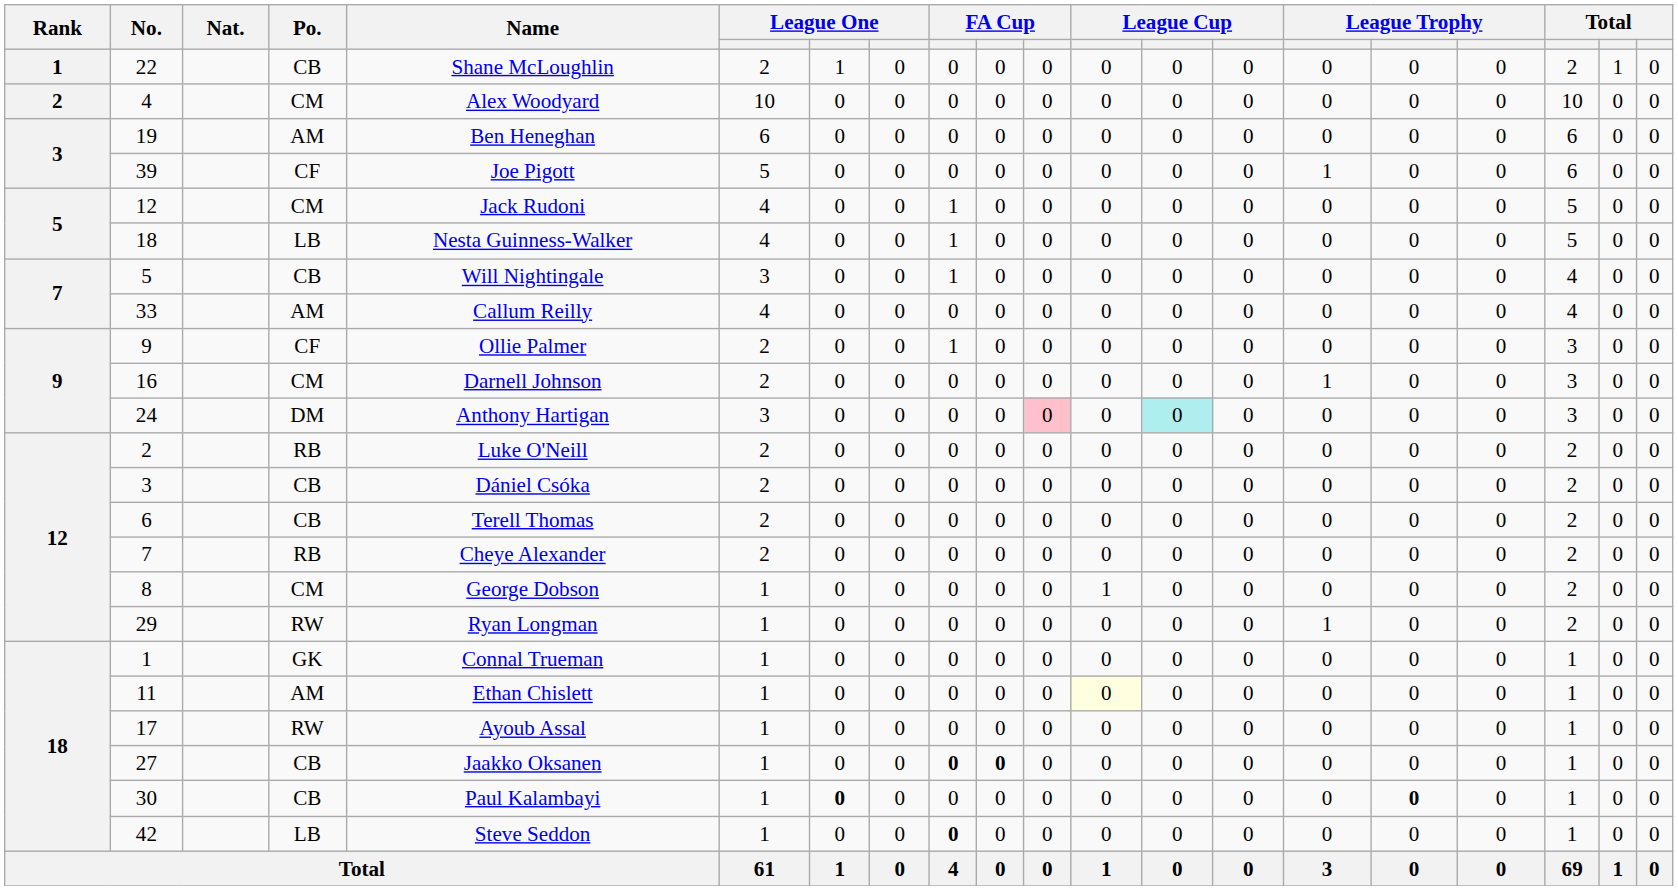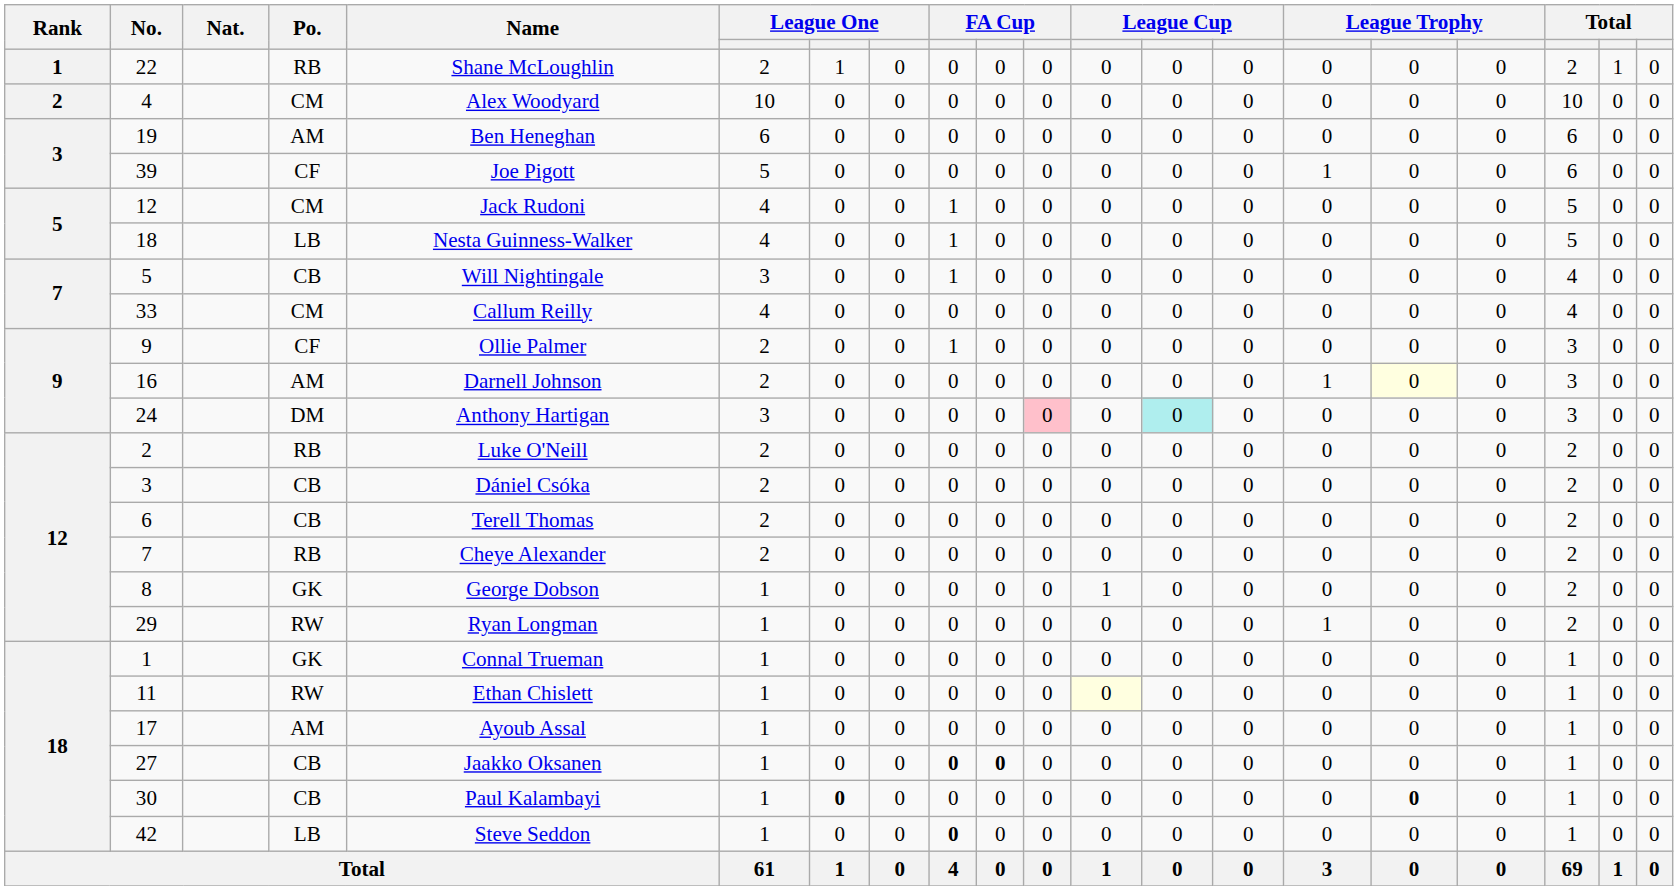(307, 66) CB -> (307, 66) RB
(307, 310) AM -> (307, 310) CM
(307, 380) CM -> (307, 380) AM
(1414, 380) no background -> (1414, 380) lightyellow background
(307, 589) CM -> (307, 589) GK
(307, 693) AM -> (307, 693) RW
(307, 728) RW -> (307, 728) AM
